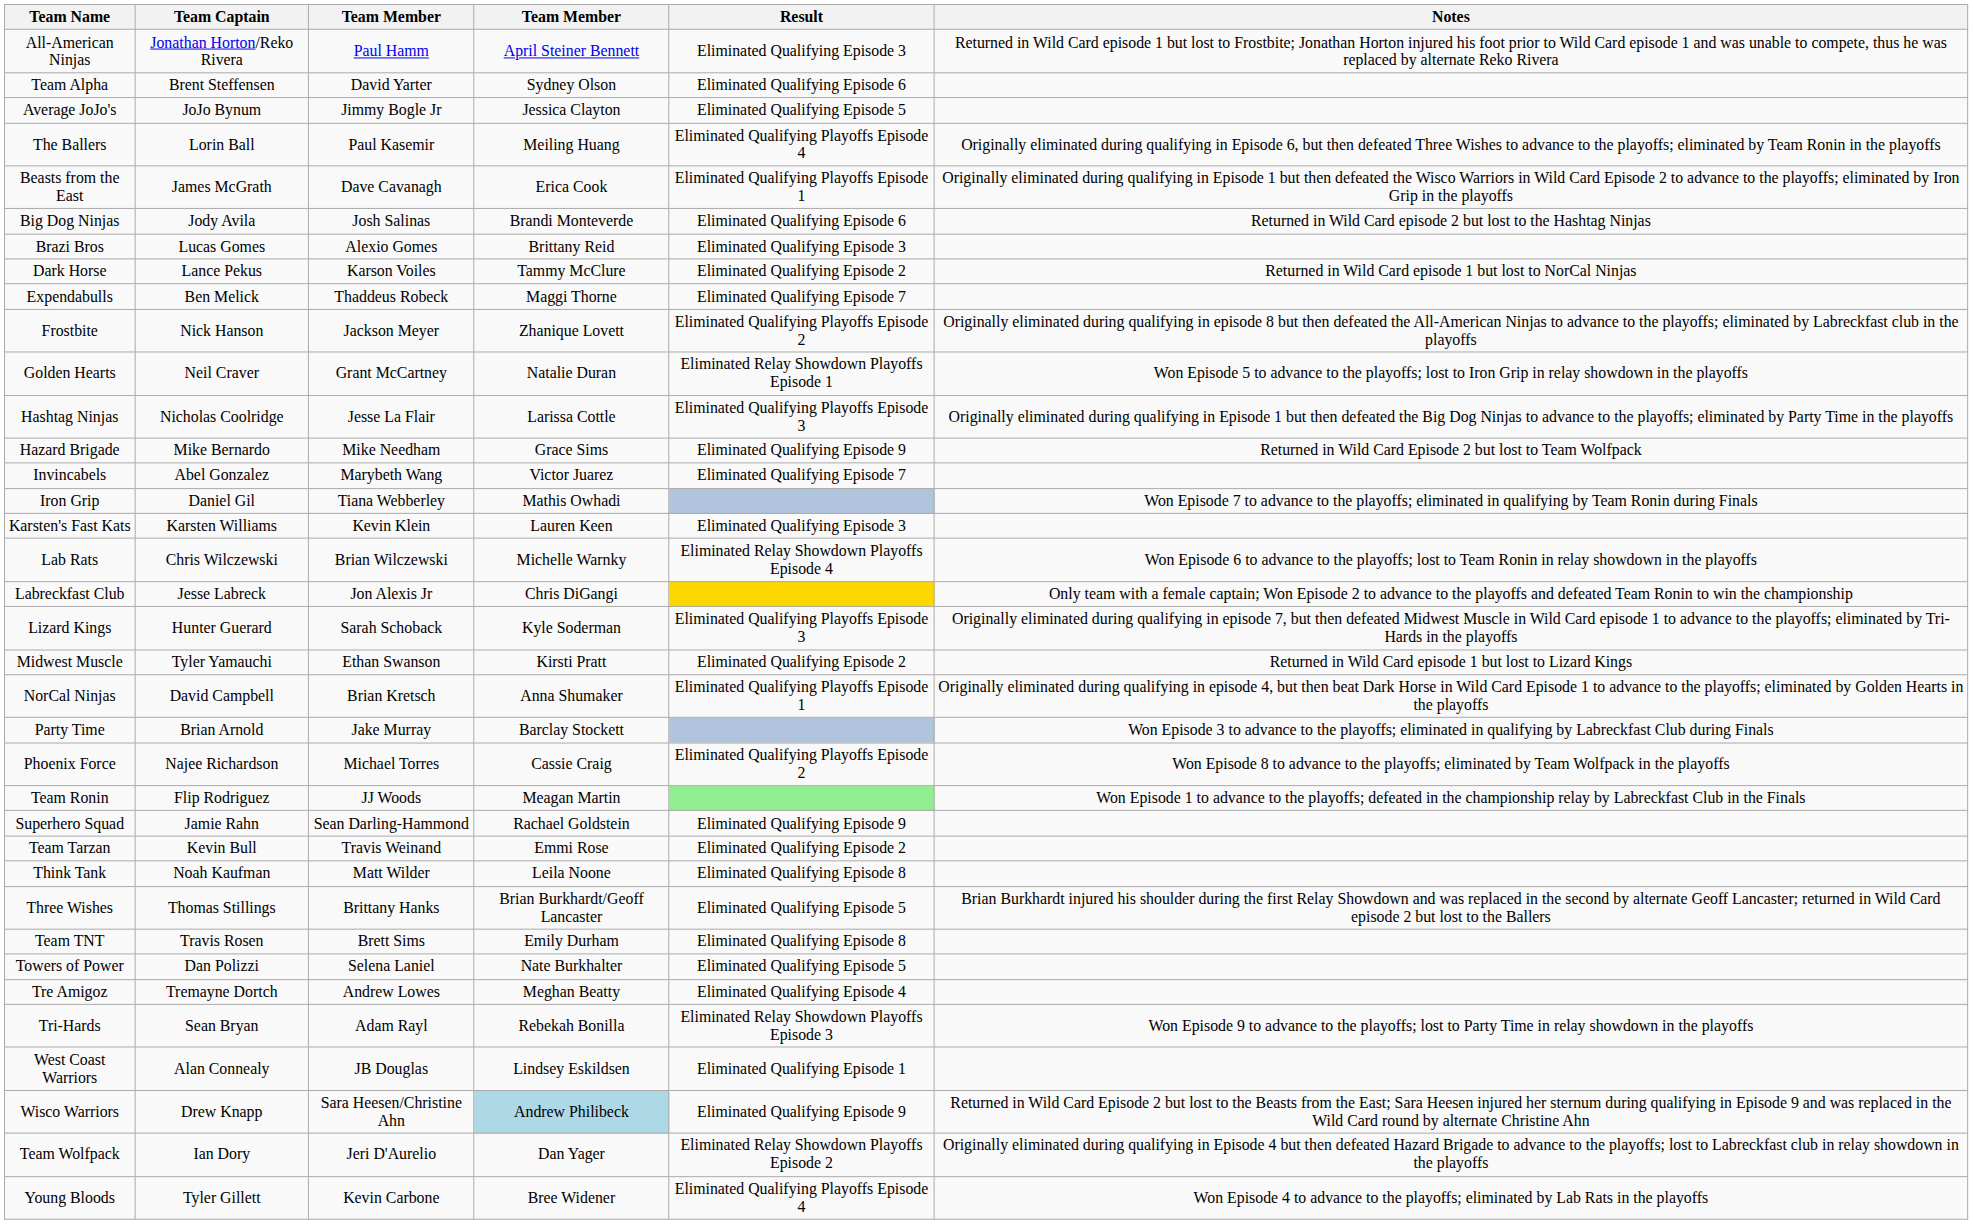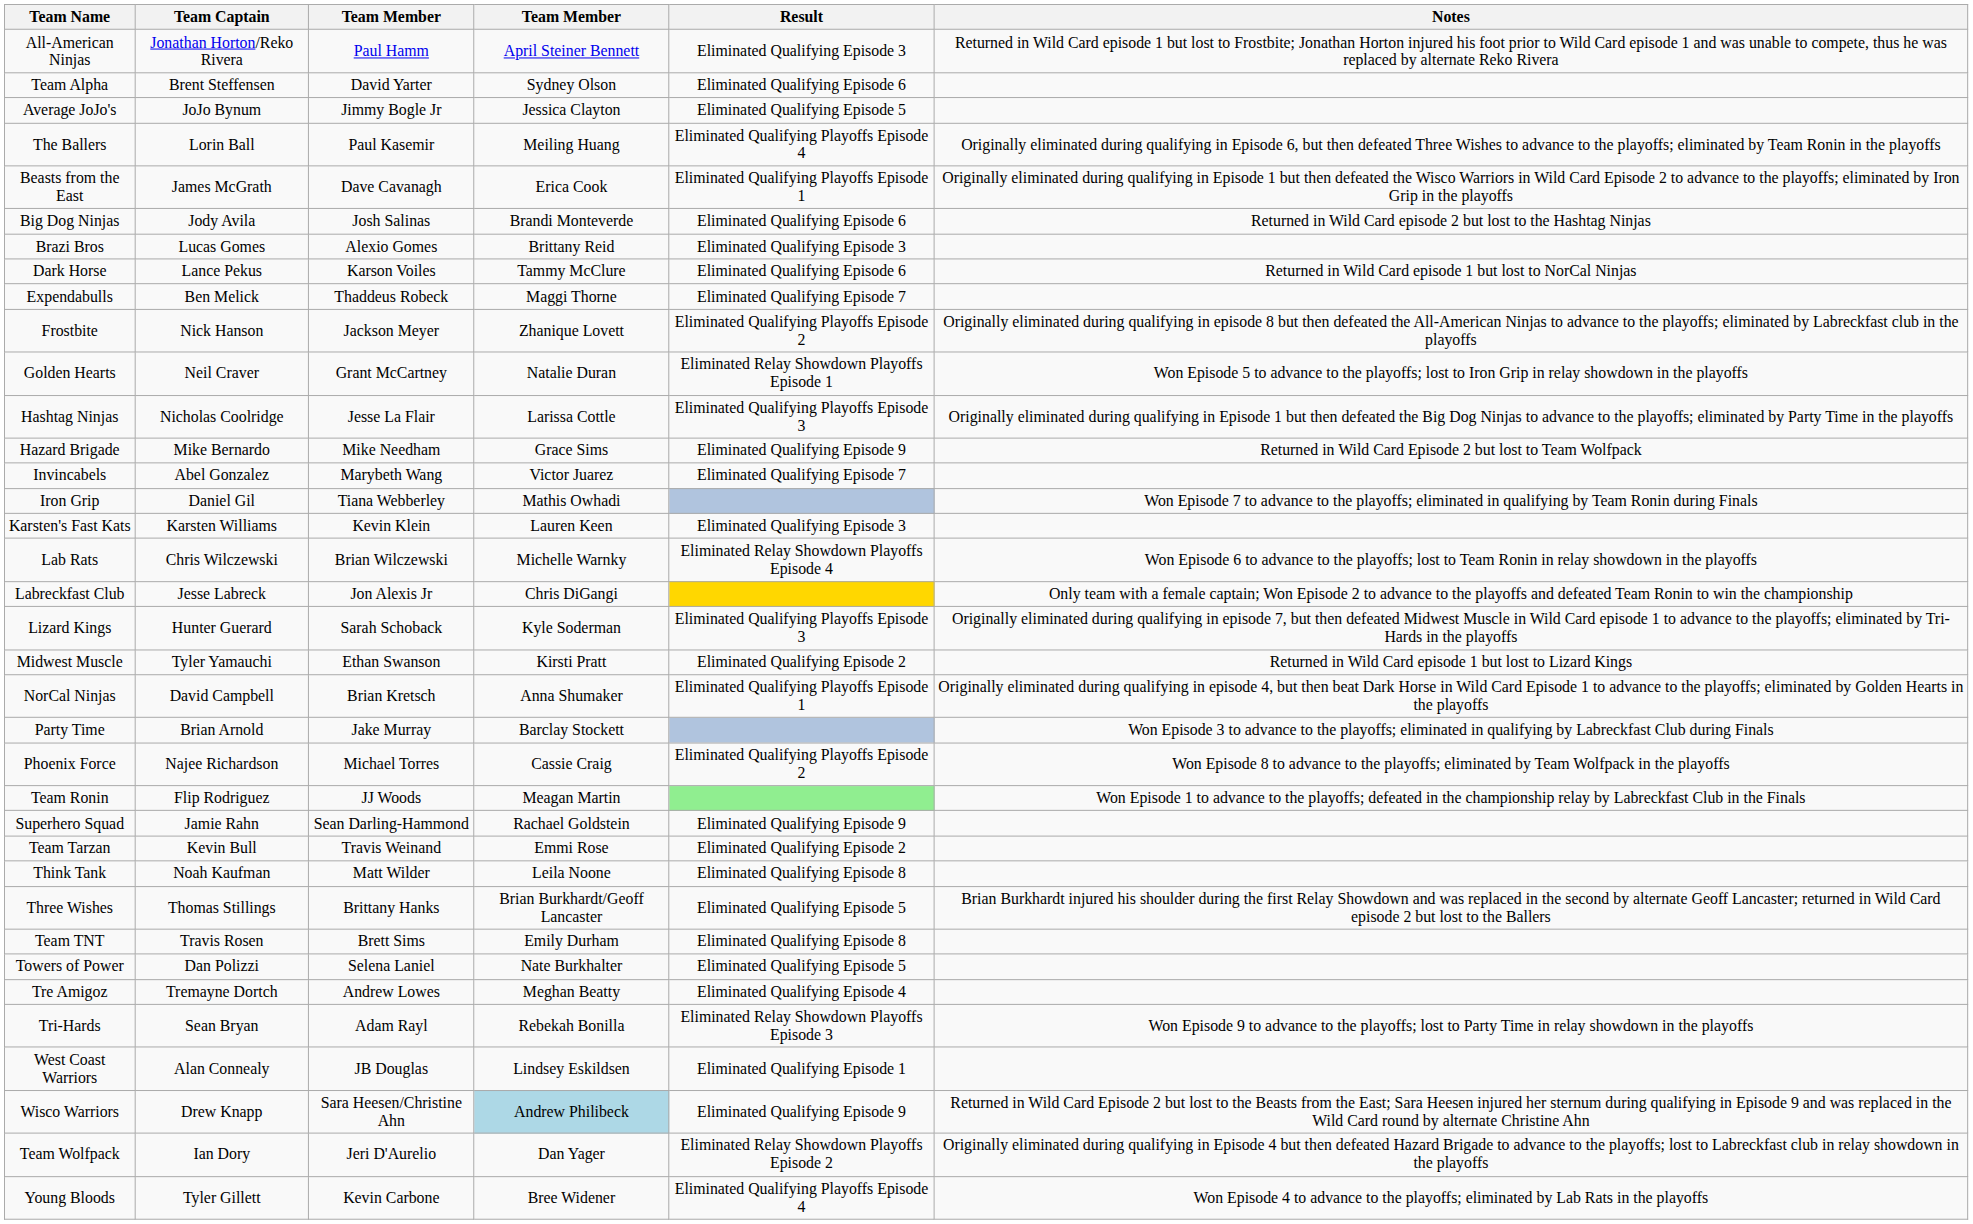(801, 271) Eliminated Qualifying Episode 2 -> (801, 271) Eliminated Qualifying Episode 6
